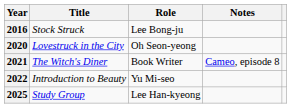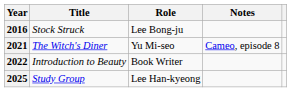- row: (17, 45)
(157, 62) Book Writer -> (153, 45) Yu Mi-seo
(153, 78) Yu Mi-seo -> (157, 62) Book Writer
